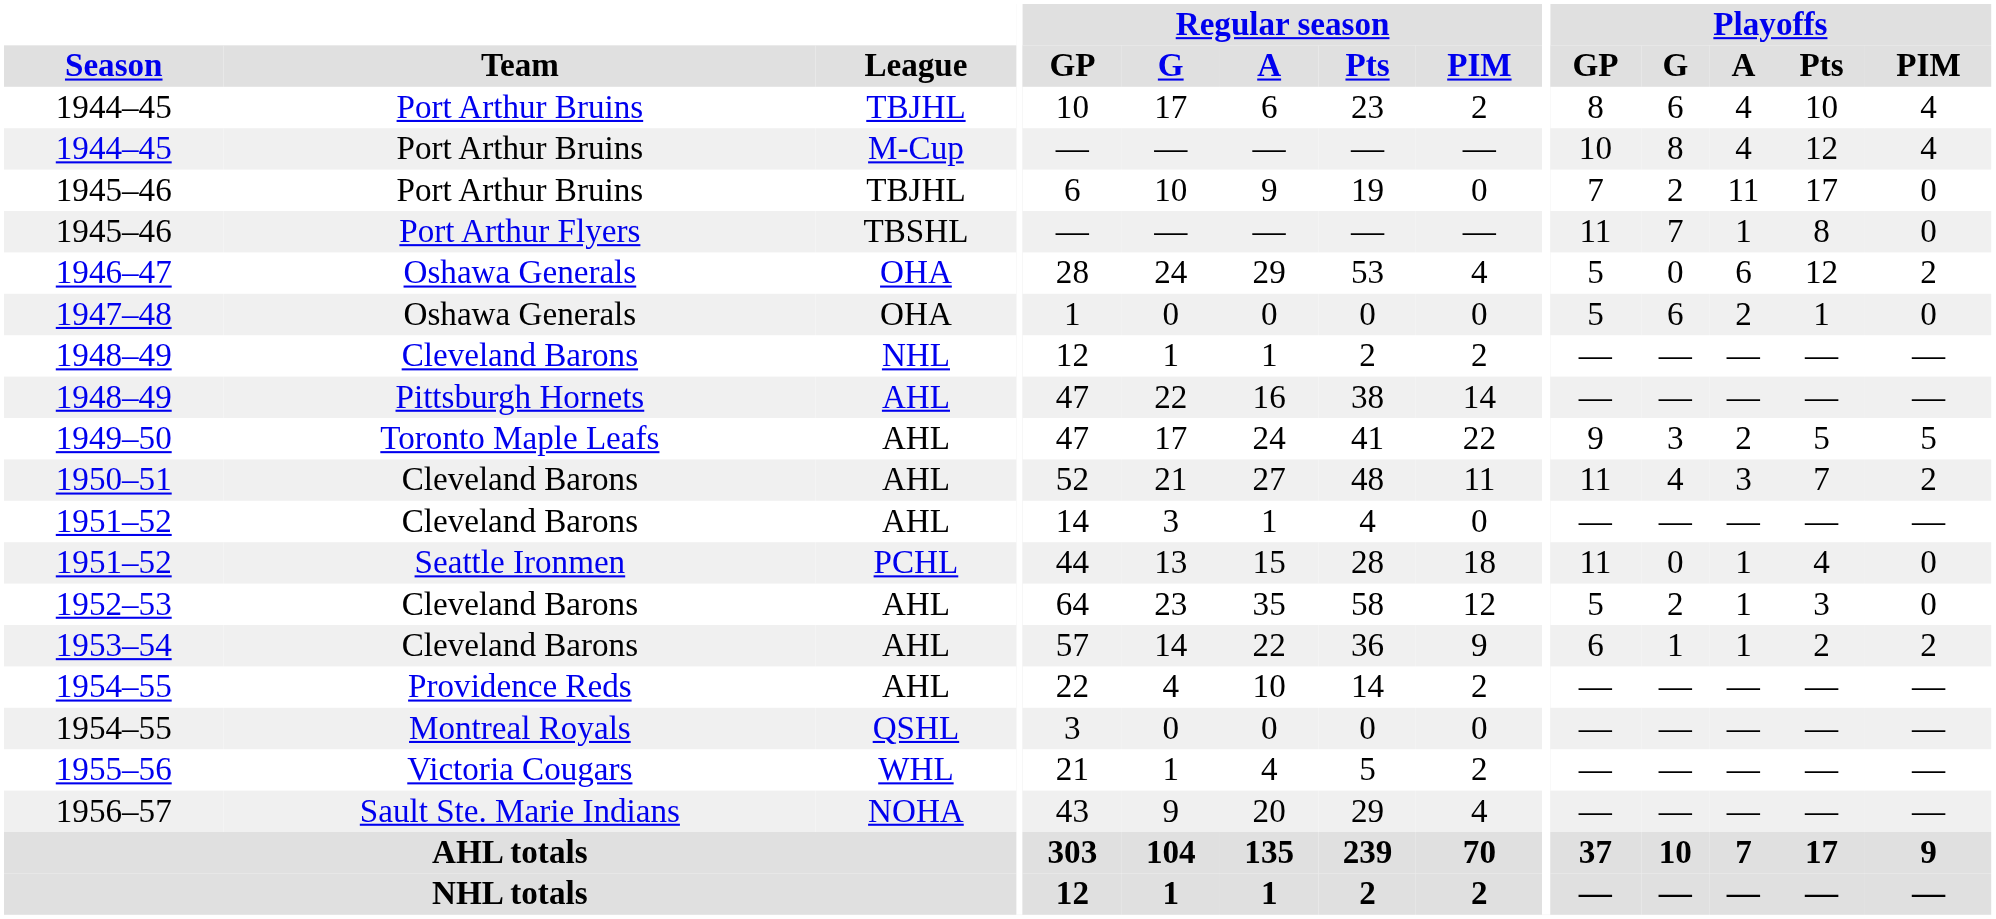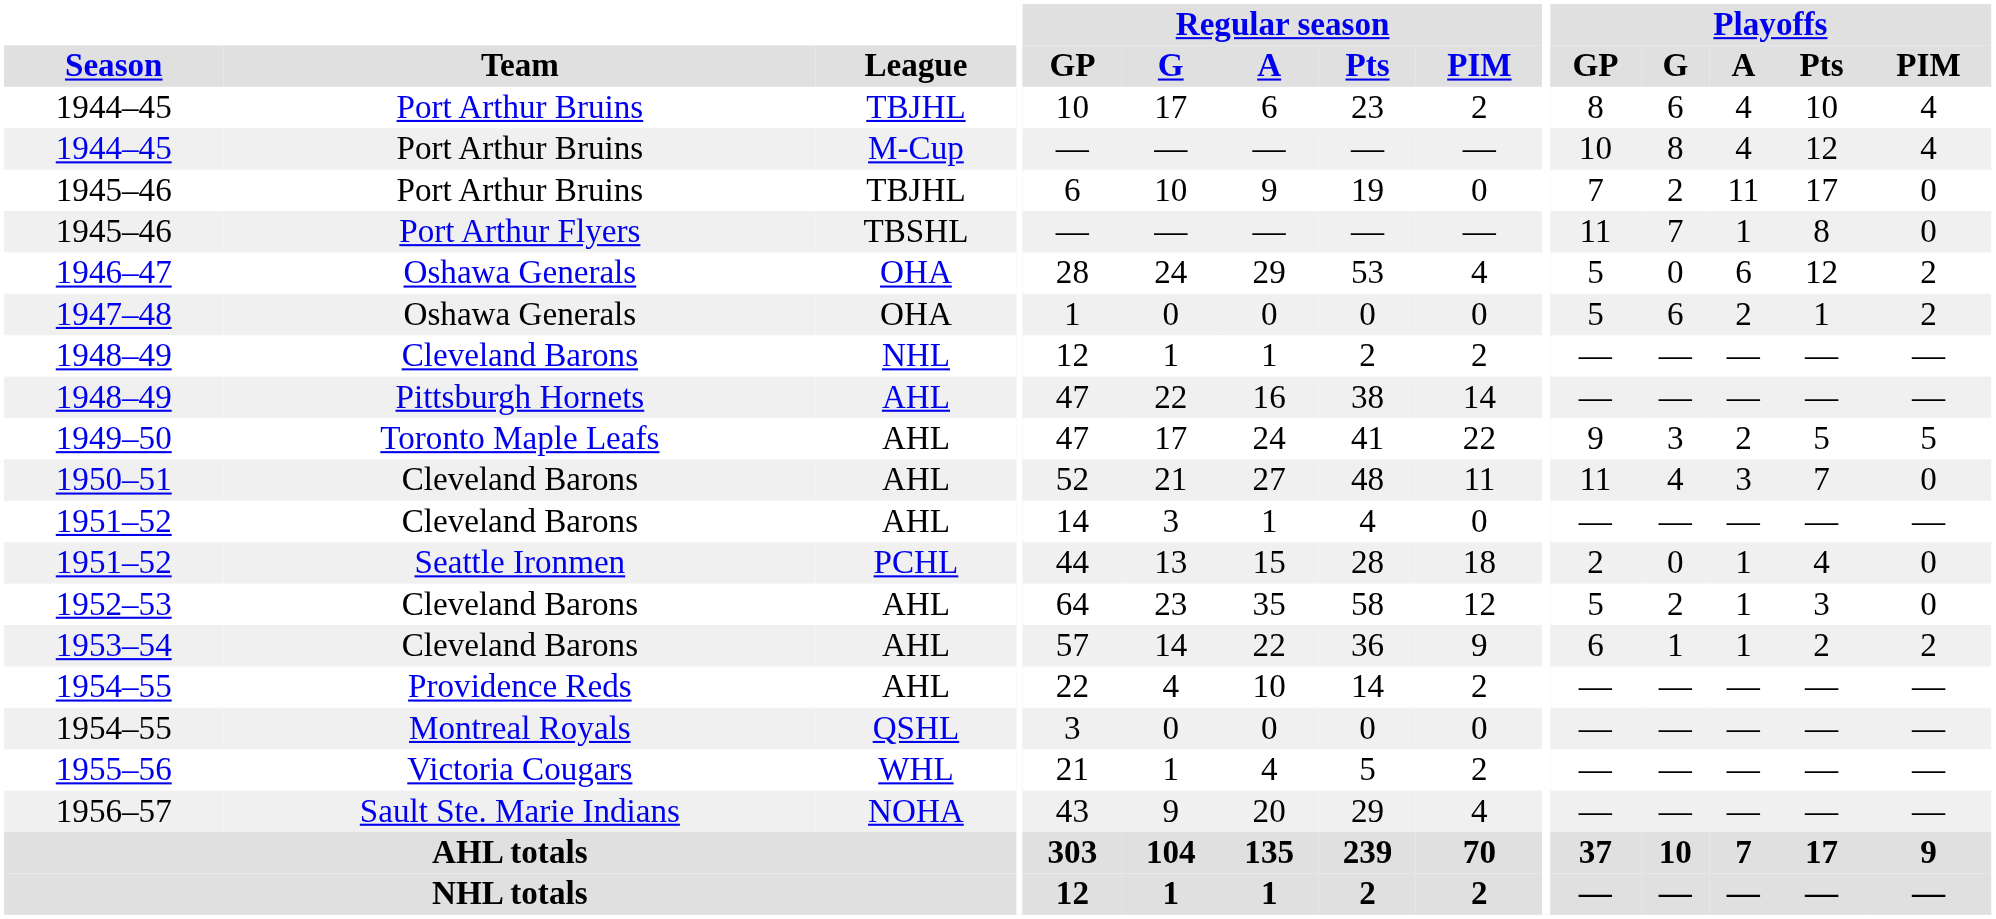(1928, 313) 0 -> (1928, 313) 2
(1928, 479) 2 -> (1928, 479) 0
(1595, 562) 11 -> (1595, 562) 2
